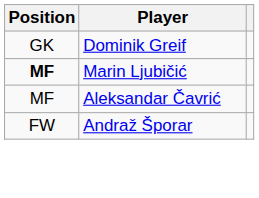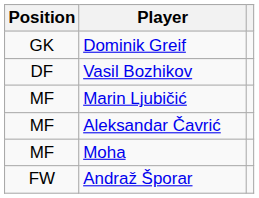+ row: (138, 71)
(42, 71) bold -> (42, 98) normal
+ row: (104, 152)
